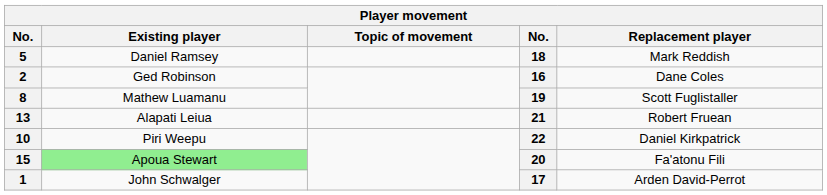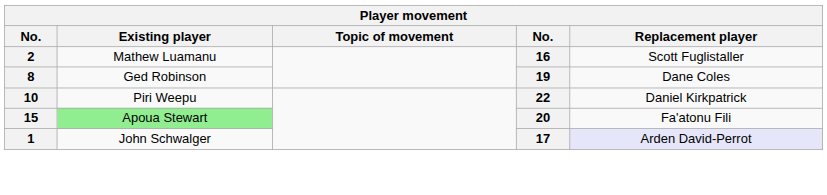- row: (23, 56)
(174, 77) Ged Robinson -> (165, 56) Mathew Luamanu
(690, 77) Dane Coles -> (696, 56) Scott Fuglistaller
(174, 97) Mathew Luamanu -> (165, 77) Ged Robinson
(690, 97) Scott Fuglistaller -> (696, 77) Dane Coles
- row: (23, 118)
(690, 180) no background -> (696, 139) lavender background
